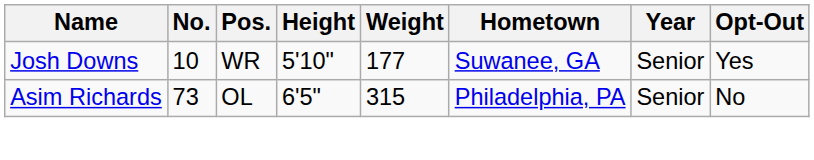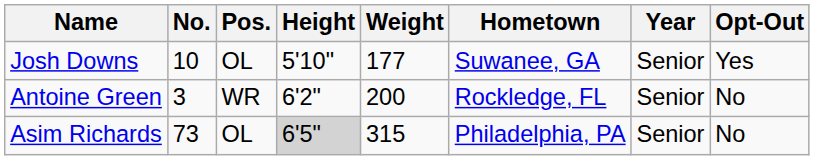(241, 60) WR -> (237, 60) OL
+ row: (86, 97)
(301, 97) no background -> (301, 135) lightgrey background
